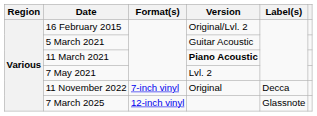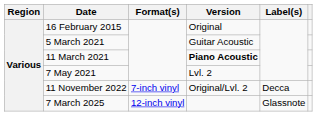(218, 27) Original/Lvl. 2 -> (205, 27) Original
(205, 88) Original -> (218, 88) Original/Lvl. 2
